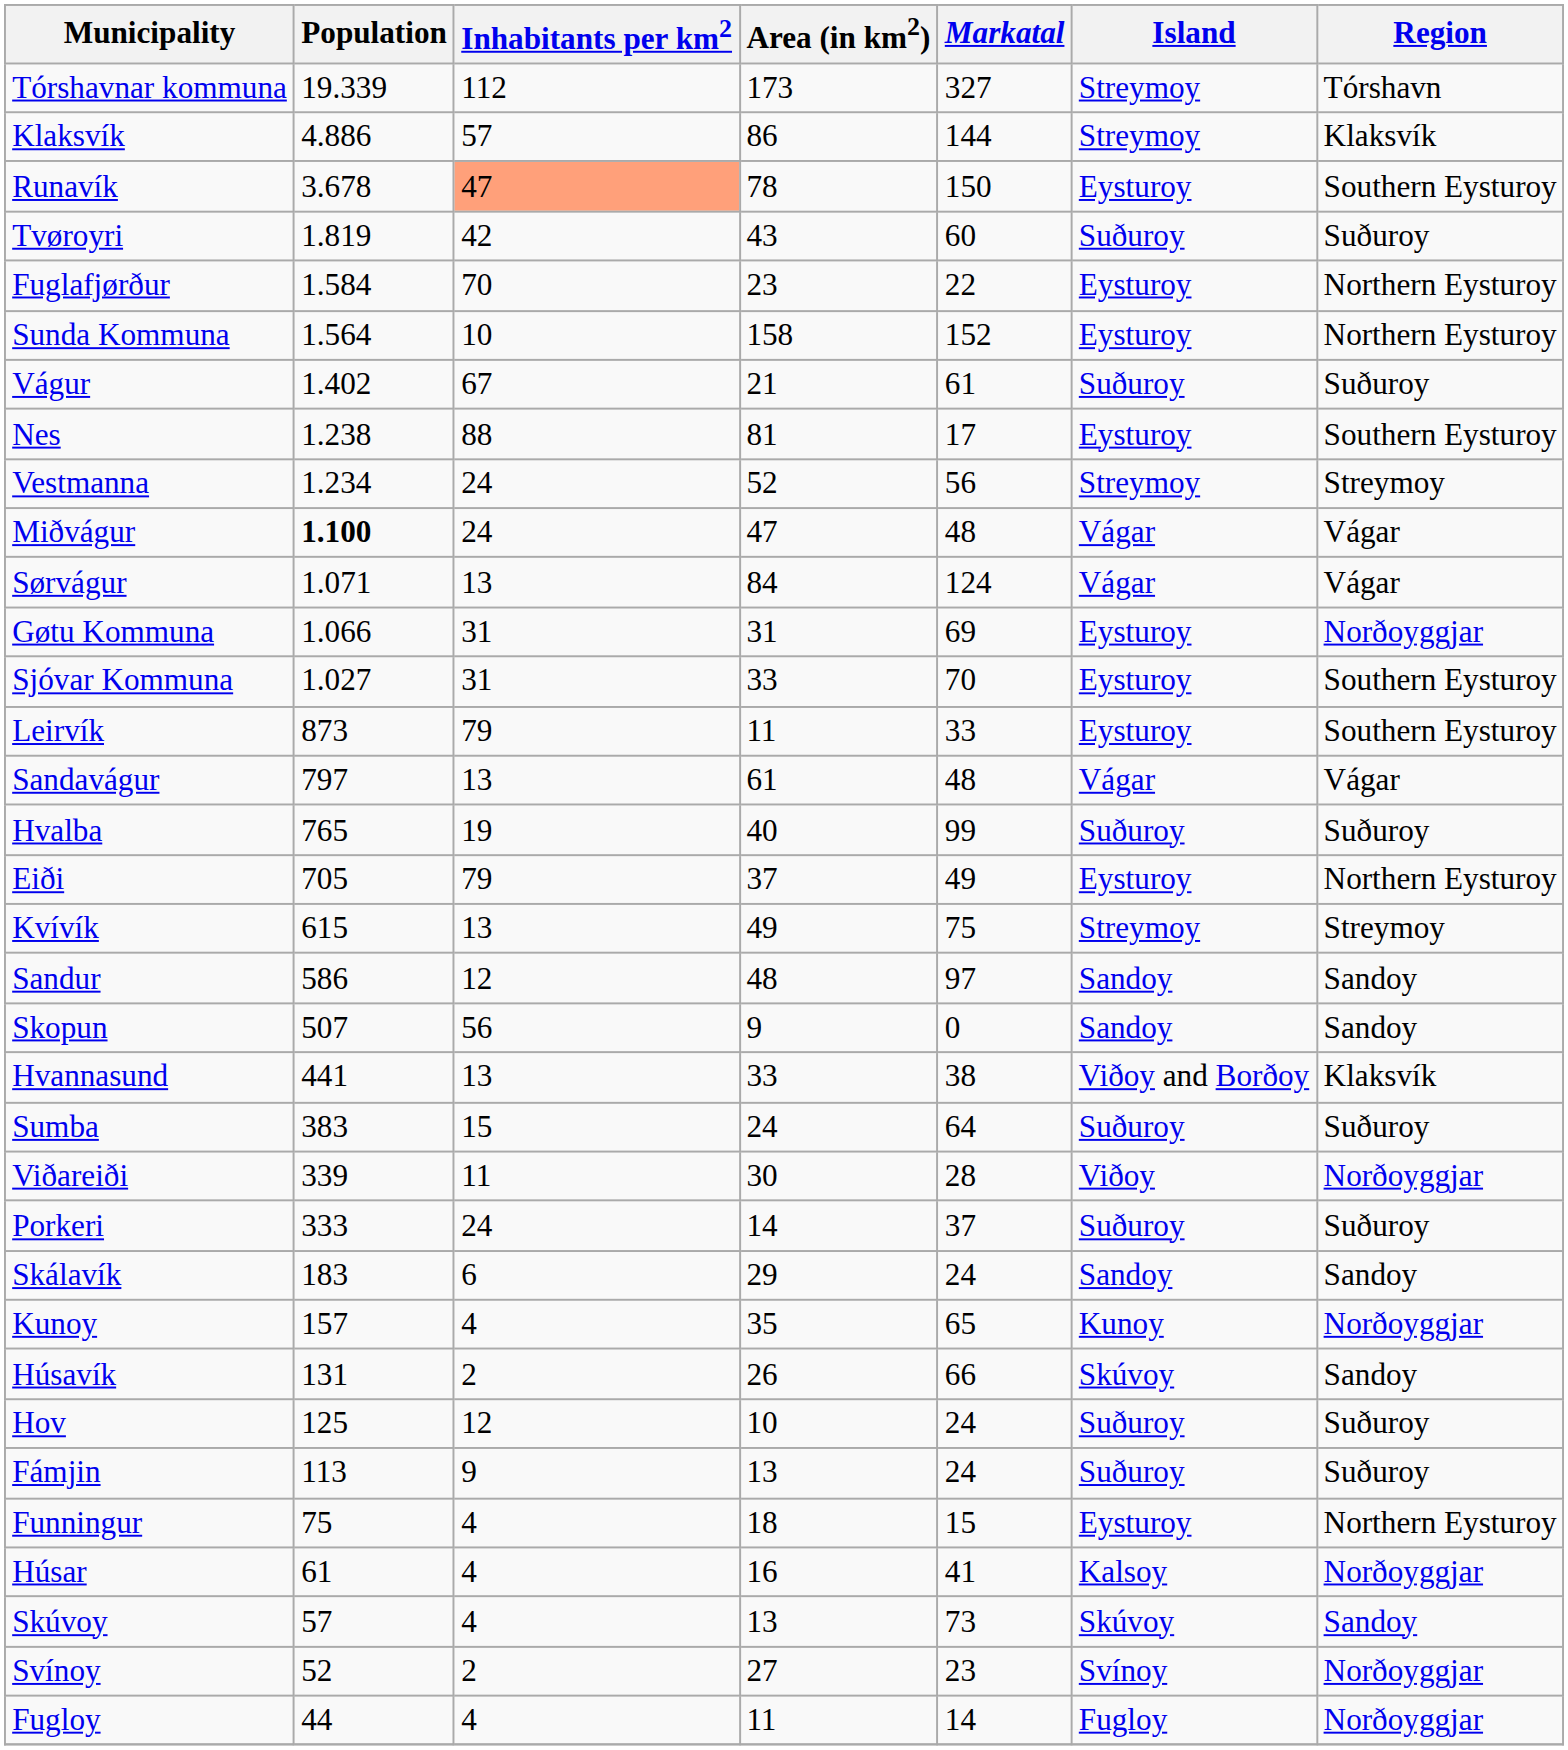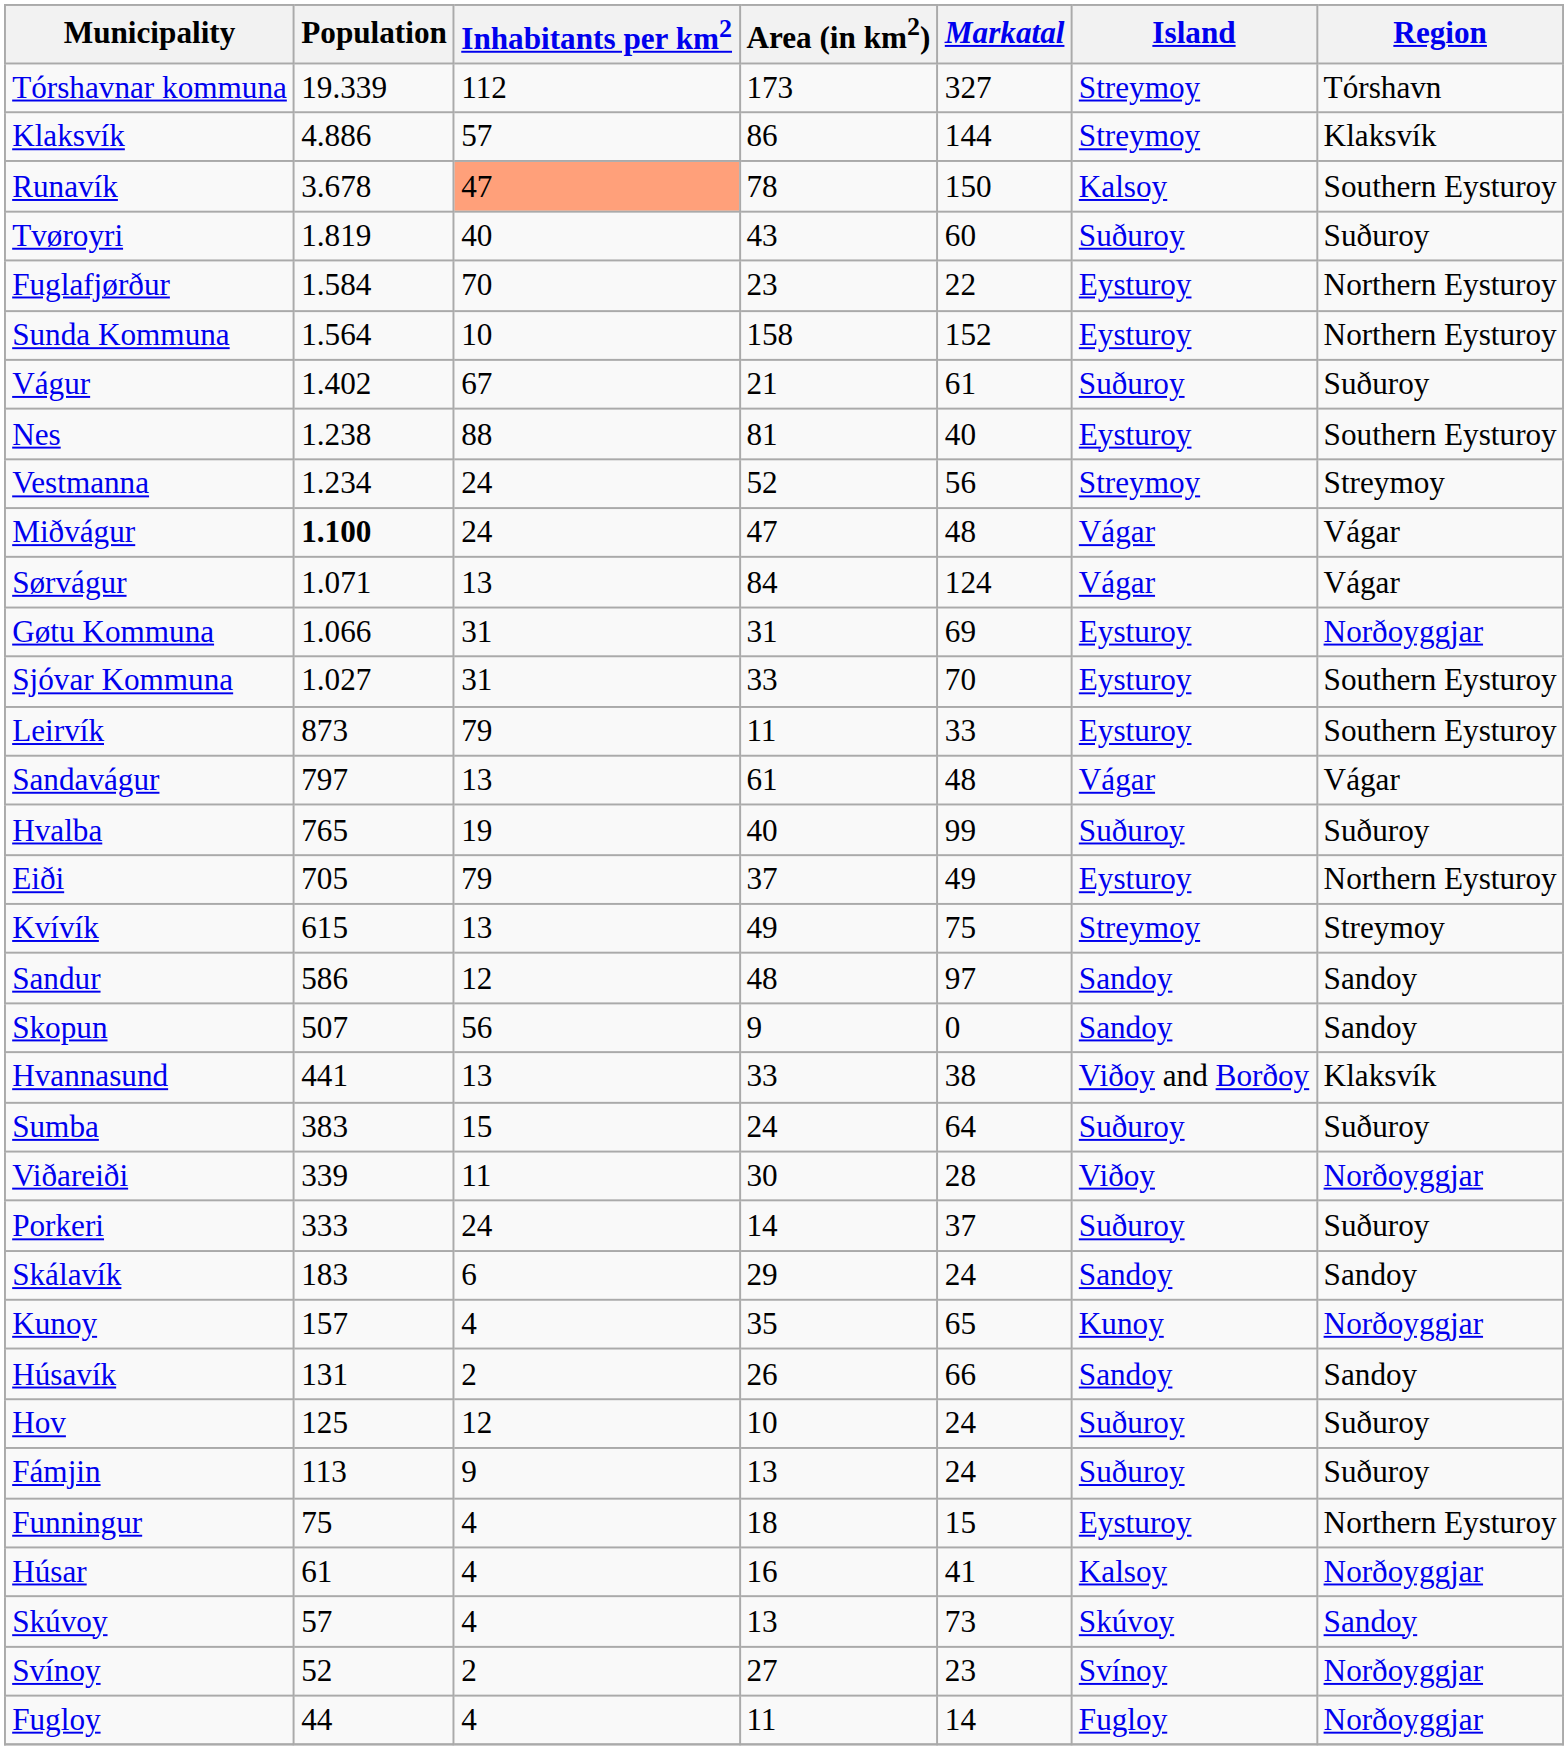(1135, 186) Eysturoy -> (1123, 186) Kalsoy
(477, 235) 42 -> (477, 235) 40
(960, 433) 17 -> (960, 433) 40
(1126, 1373) Skúvoy -> (1126, 1373) Sandoy
